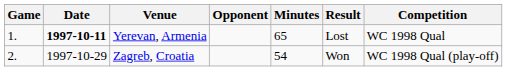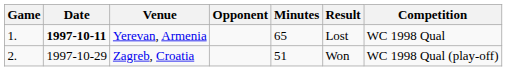(281, 55) 54 -> (281, 55) 51
